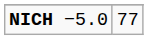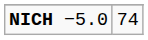(128, 20) 77 -> (128, 20) 74
